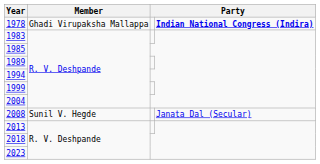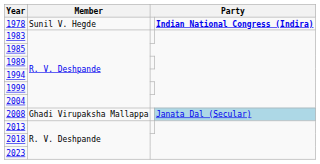(89, 24) Ghadi Virupaksha Mallappa -> (62, 24) Sunil V. Hegde
(62, 114) Sunil V. Hegde -> (89, 114) Ghadi Virupaksha Mallappa
(204, 114) no background -> (204, 114) lightblue background
